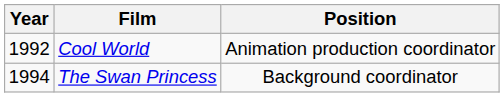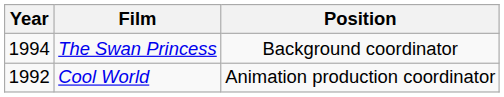rows swapped: (137, 77) <-> (104, 48)
